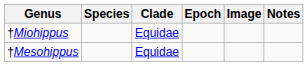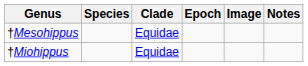rows swapped: (43, 52) <-> (38, 33)
